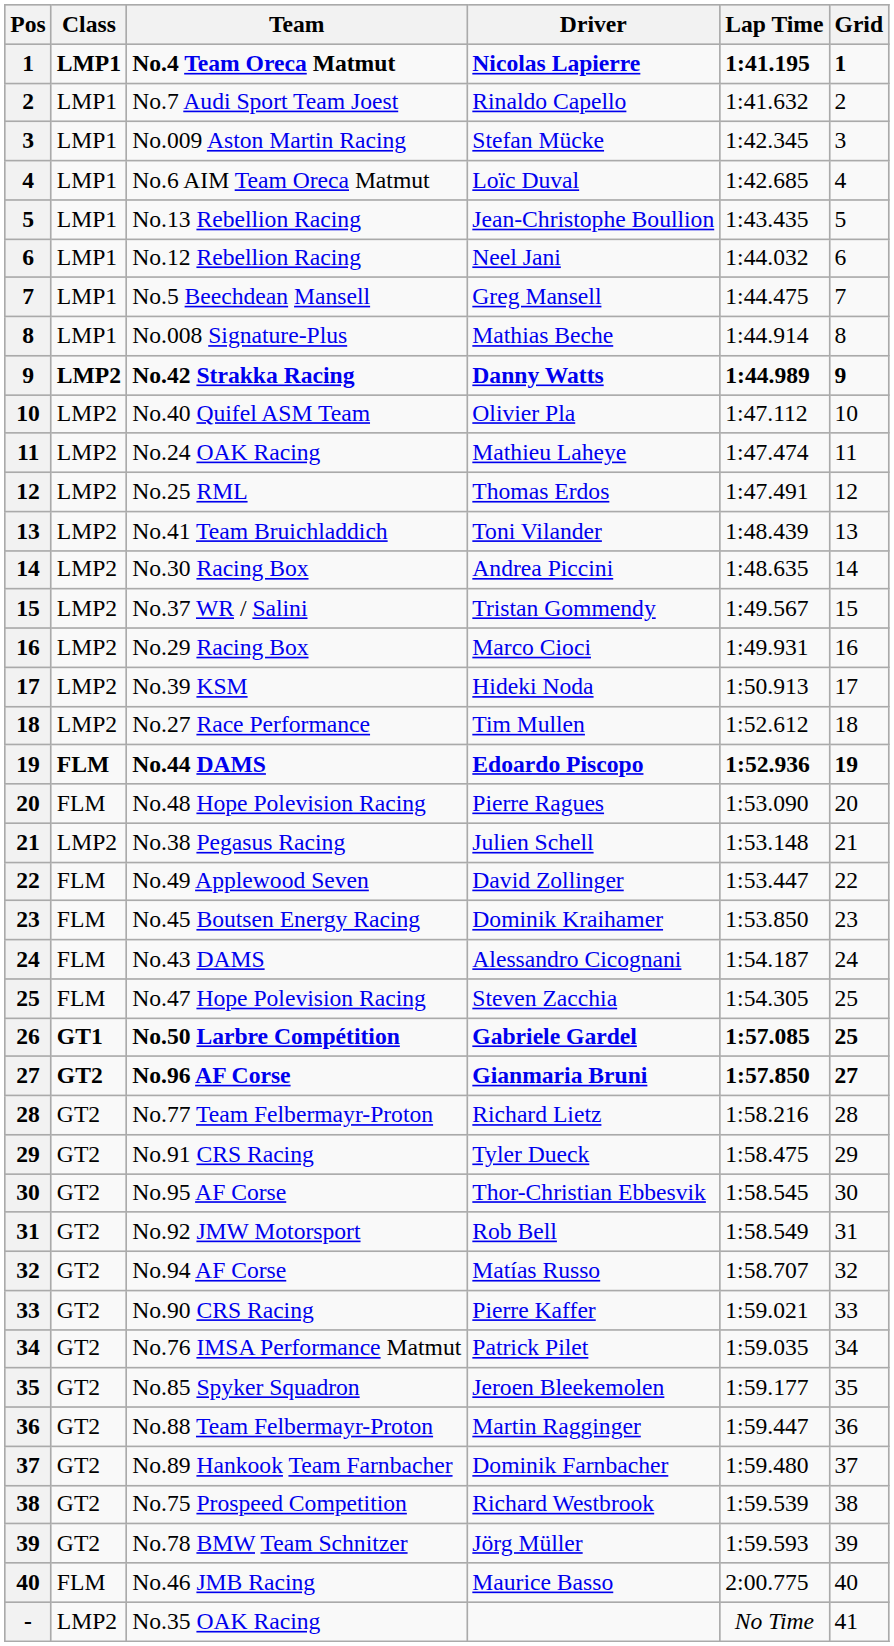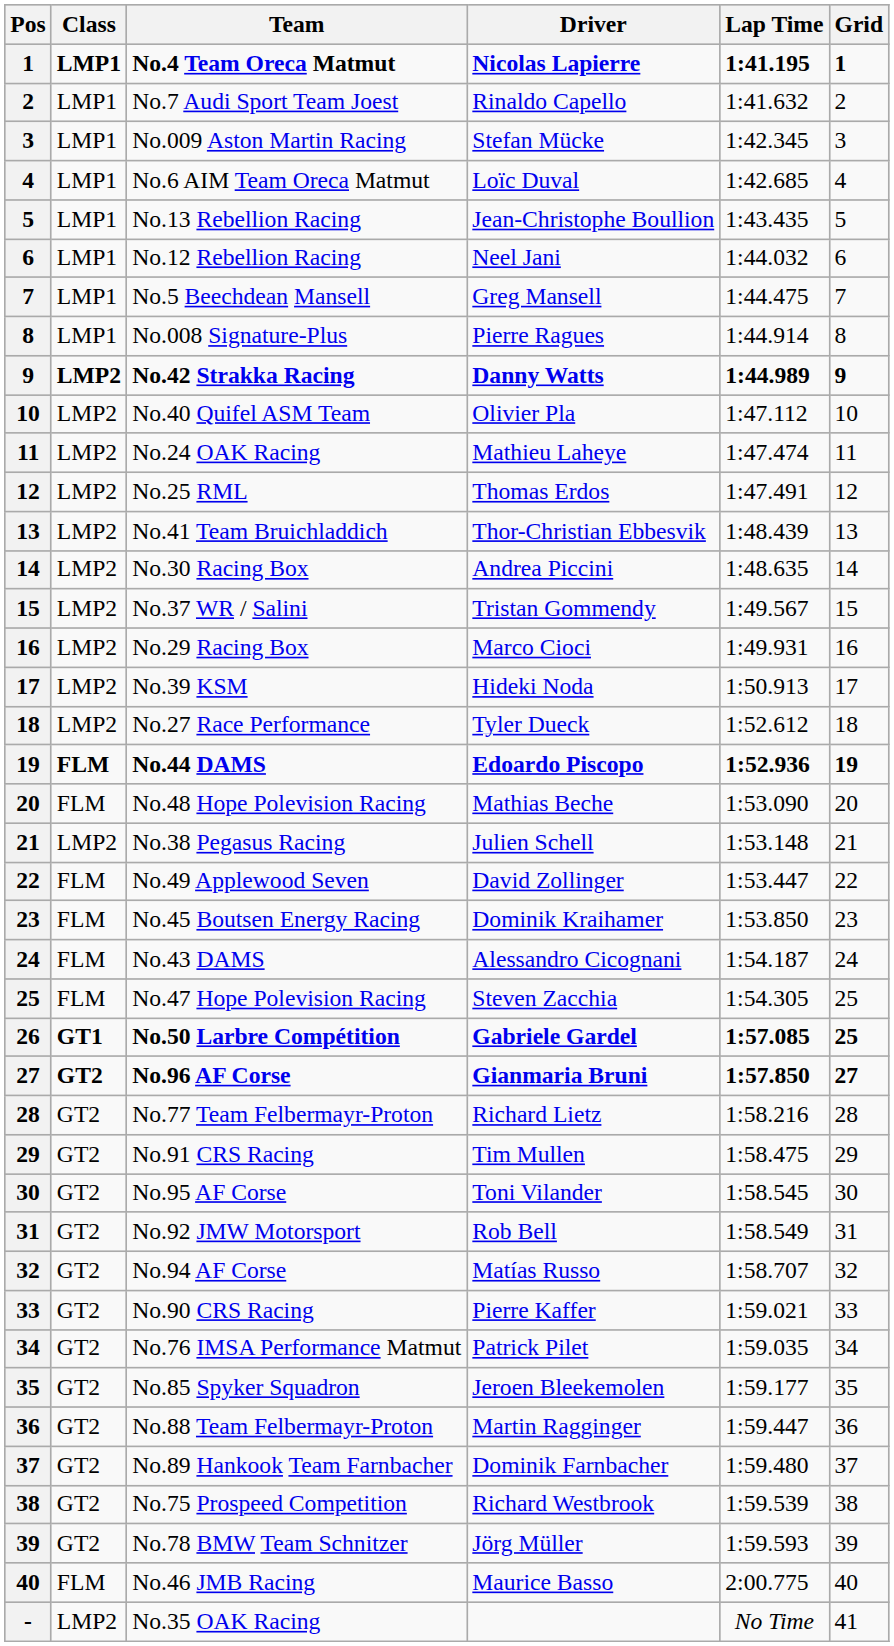(543, 335) Mathias Beche -> (538, 335) Pierre Ragues
(537, 530) Toni Vilander -> (589, 530) Thor-Christian Ebbesvik
(529, 725) Tim Mullen -> (531, 725) Tyler Dueck
(538, 803) Pierre Ragues -> (543, 803) Mathias Beche
(531, 1153) Tyler Dueck -> (529, 1153) Tim Mullen
(589, 1192) Thor-Christian Ebbesvik -> (537, 1192) Toni Vilander
